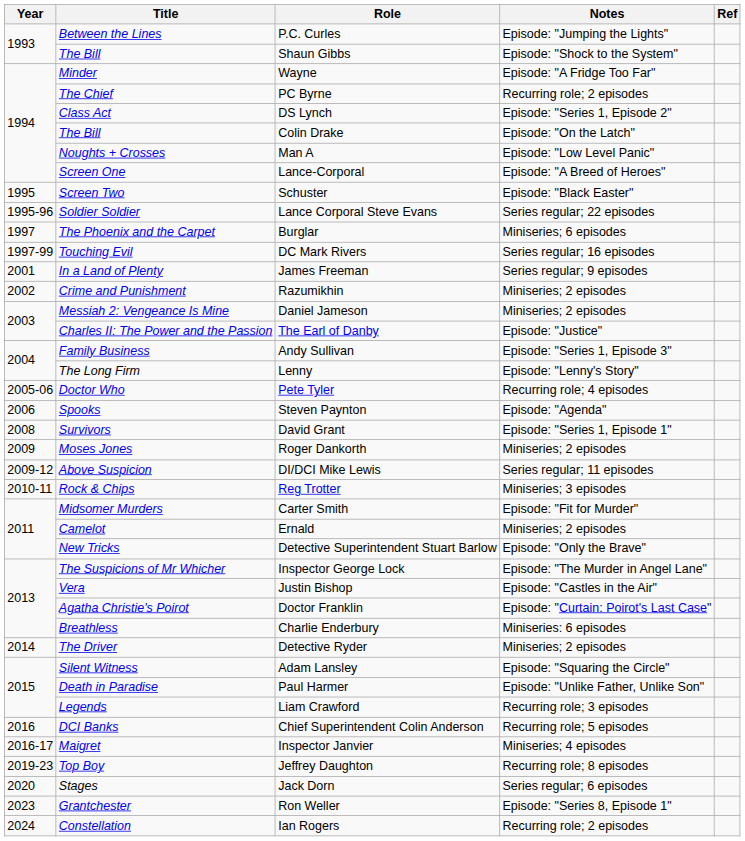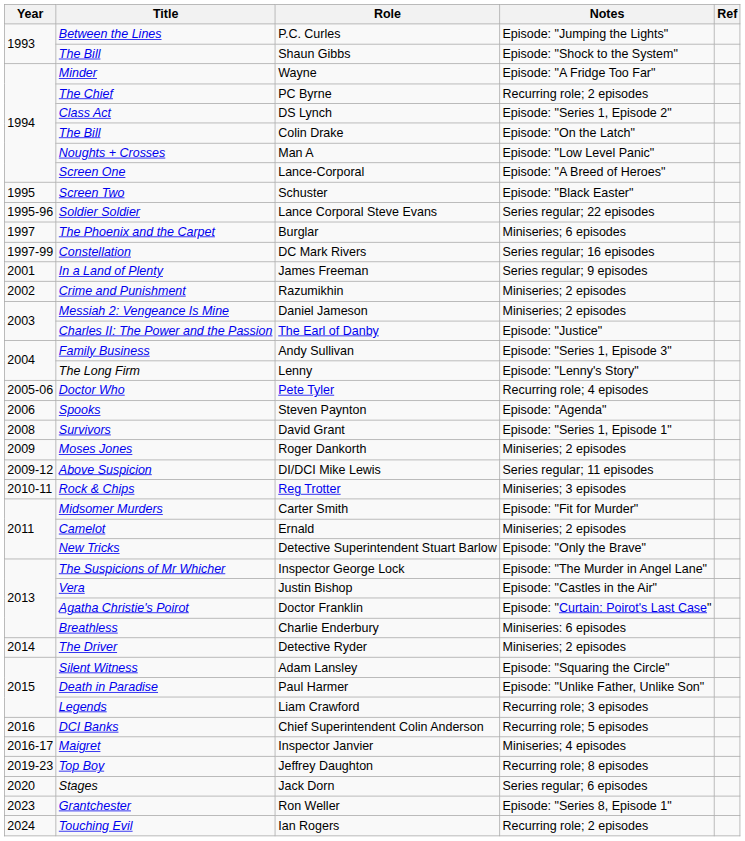(96, 251) Touching Evil -> (95, 251) Constellation
(95, 825) Constellation -> (96, 825) Touching Evil
